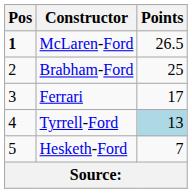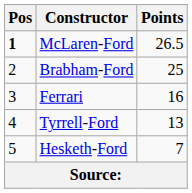(175, 96) 17 -> (175, 96) 16
(175, 123) lightblue background -> (175, 123) no background
